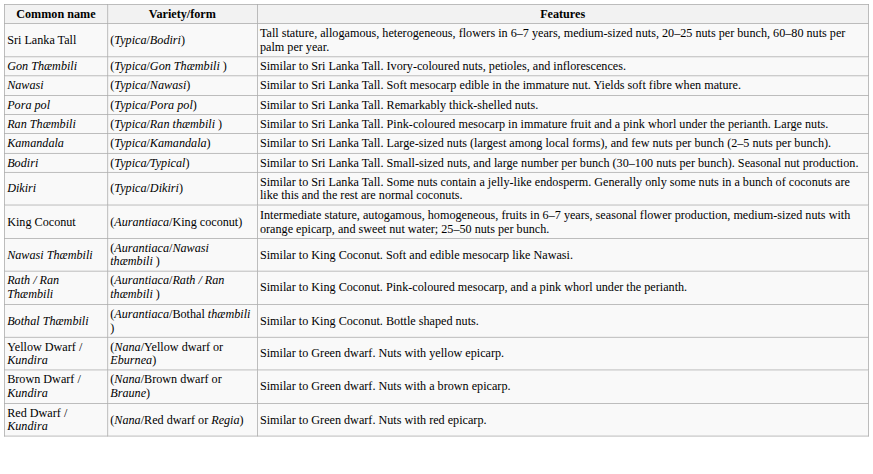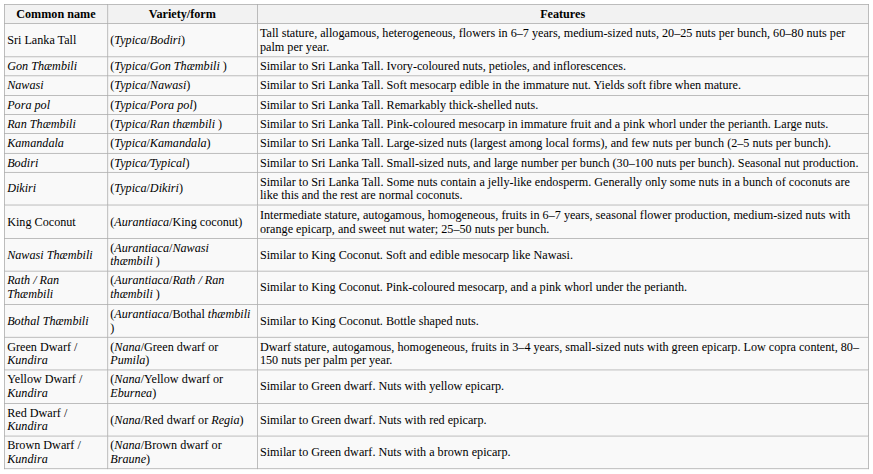+ row: (42, 353)
rows swapped: (37, 419) <-> (44, 386)
